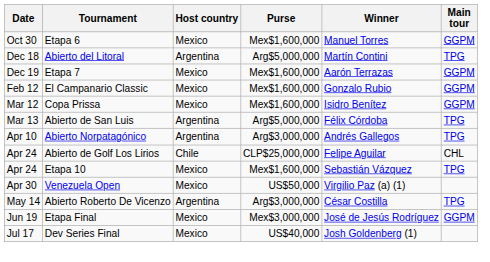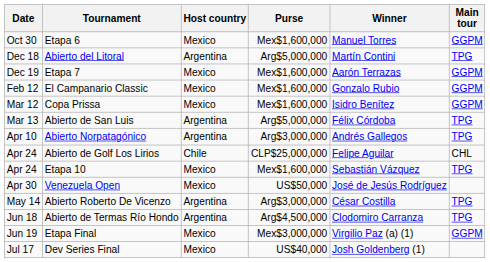(365, 185) Virgilio Paz (a) (1) -> (389, 185) José de Jesús Rodríguez
+ row: (112, 217)
(382, 217) José de Jesús Rodríguez -> (373, 234) Virgilio Paz (a) (1)
